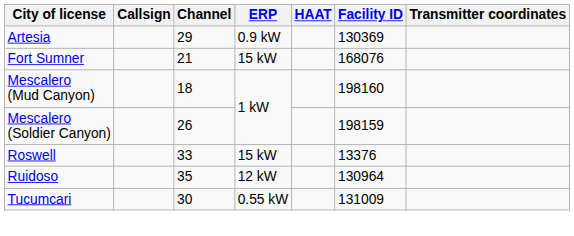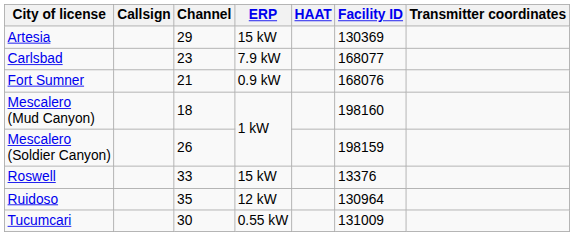(259, 37) 0.9 kW -> (257, 37) 15 kW
+ row: (35, 59)
(257, 59) 15 kW -> (259, 80) 0.9 kW
